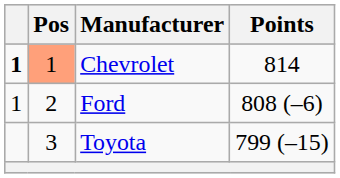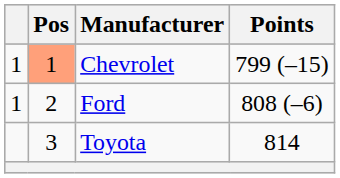(16, 63) bold -> (16, 63) normal
(282, 63) 814 -> (282, 63) 799 (–15)
(282, 142) 799 (–15) -> (282, 142) 814
